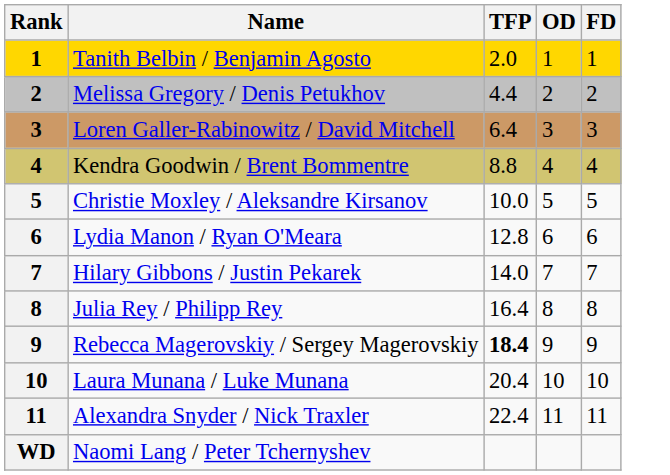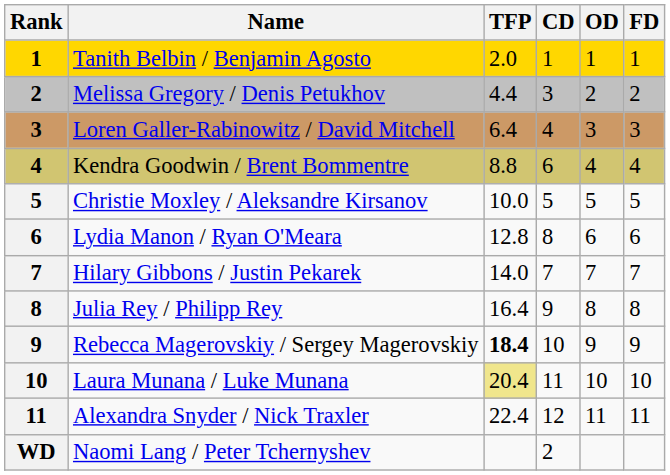+ column: (558, 22)
(509, 380) no background -> (509, 380) khaki background
